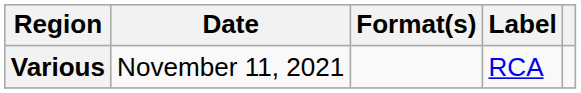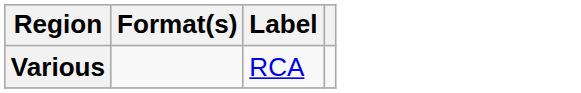- column: (231, 25)
